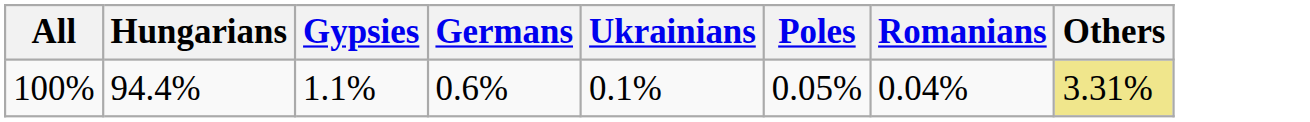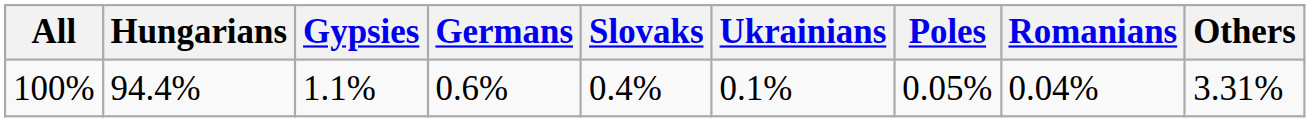+ column: (646, 32)
(1108, 87) khaki background -> (1238, 87) no background
